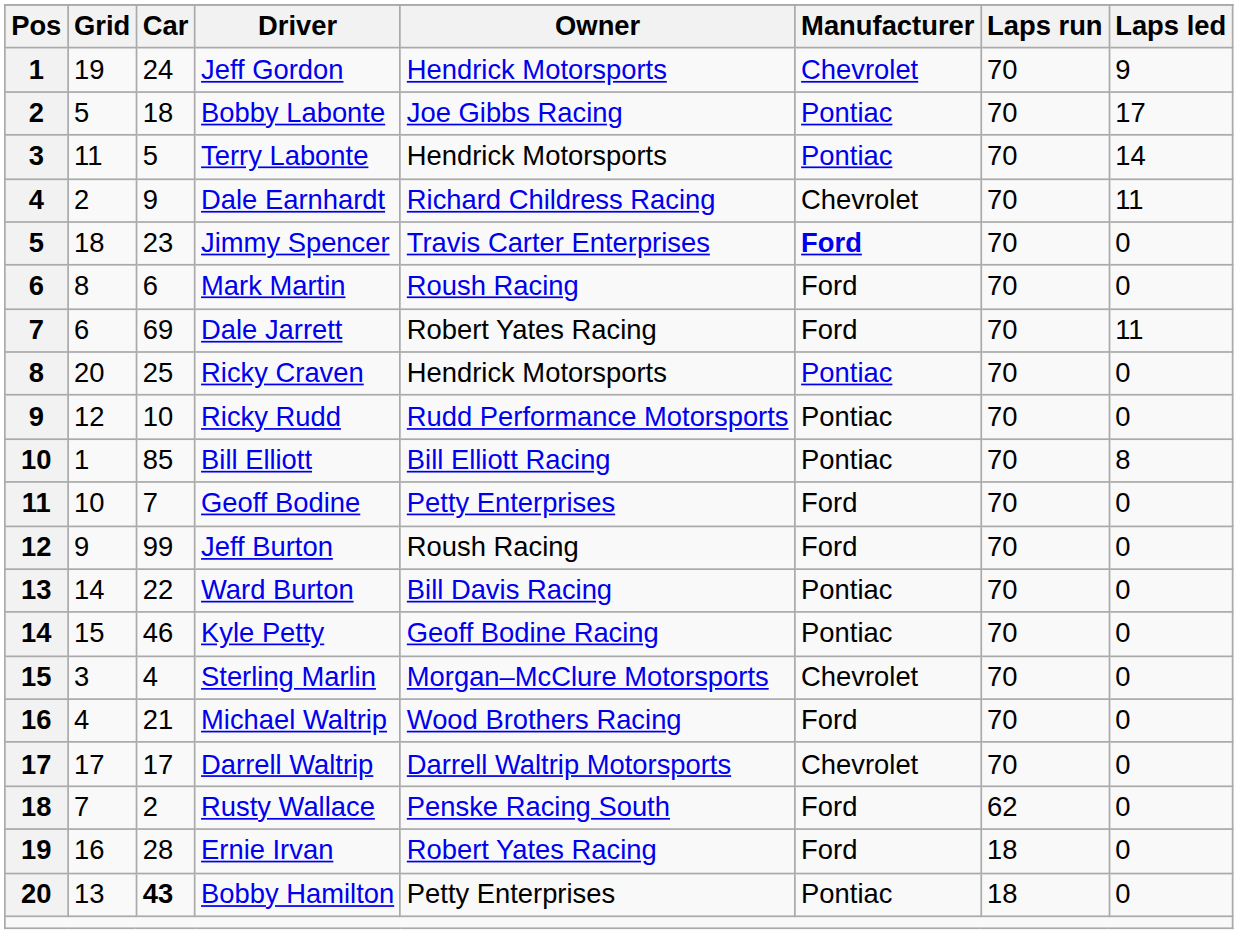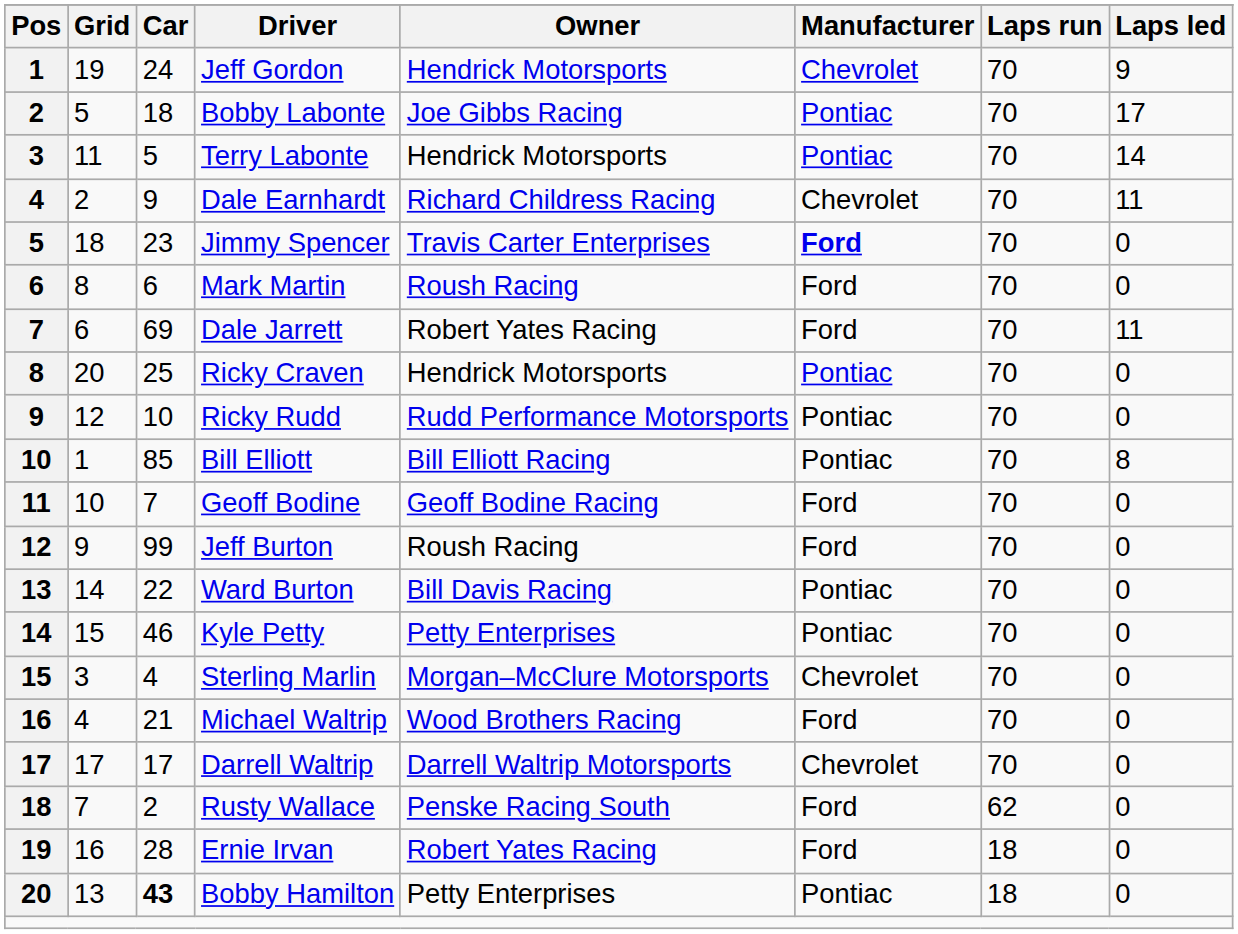(511, 503) Petty Enterprises -> (533, 503) Geoff Bodine Racing
(533, 633) Geoff Bodine Racing -> (511, 633) Petty Enterprises
